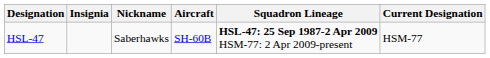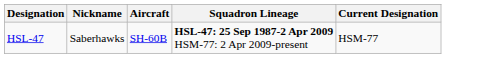- column: (89, 13)
